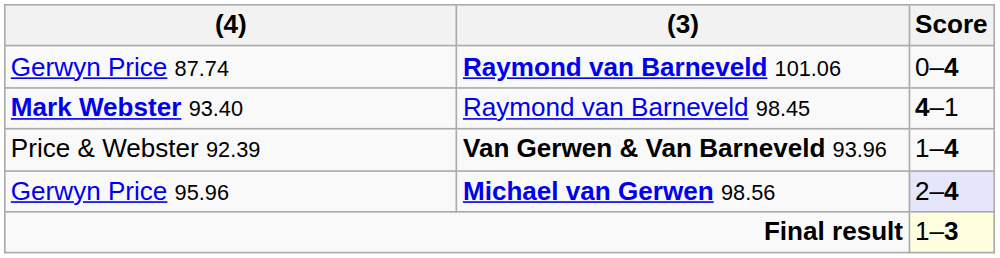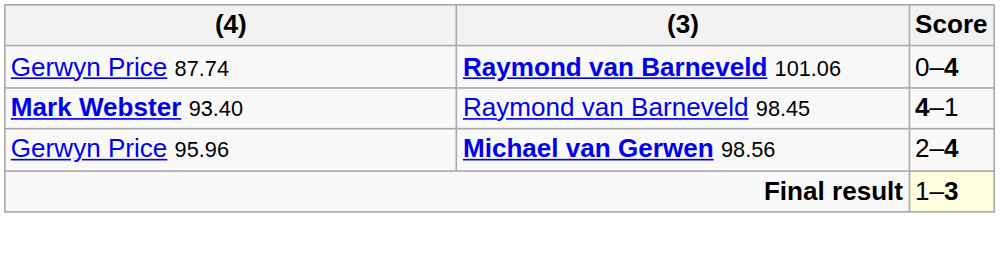- row: (136, 149)
(937, 190) lavender background -> (937, 149) no background
